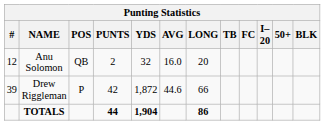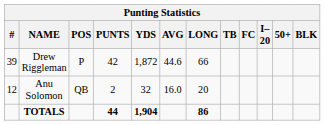rows swapped: (44, 90) <-> (44, 62)
